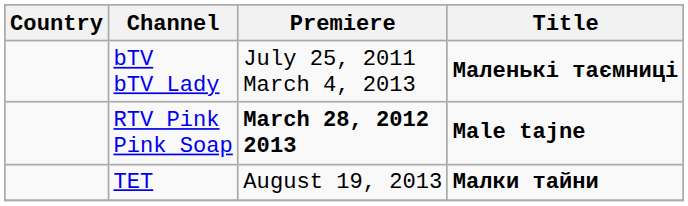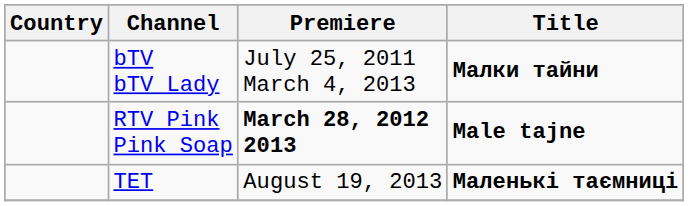(566, 72) Маленькі таємниці -> (526, 72) Малки тайни
(526, 182) Малки тайни -> (566, 182) Маленькі таємниці
